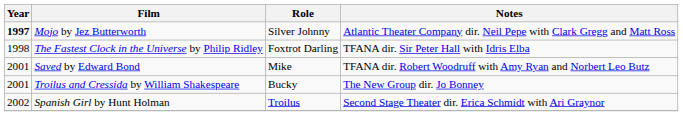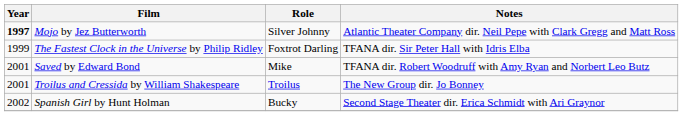(18, 48) 1998 -> (18, 48) 1999
(283, 84) Bucky -> (284, 84) Troilus
(284, 102) Troilus -> (283, 102) Bucky
